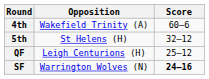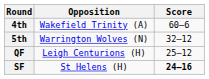(94, 39) St Helens (H) -> (94, 39) Warrington Wolves (N)
(94, 67) Warrington Wolves (N) -> (94, 67) St Helens (H)
